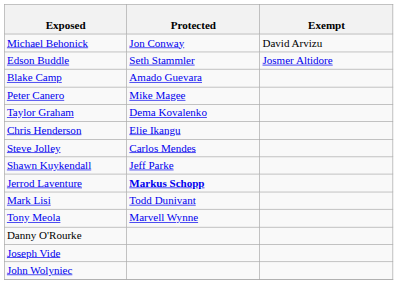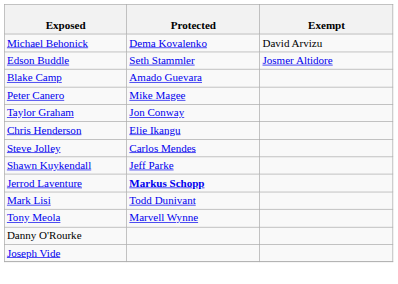(157, 43) Jon Conway -> (168, 43) Dema Kovalenko
(168, 113) Dema Kovalenko -> (157, 113) Jon Conway
- row: (40, 270)
